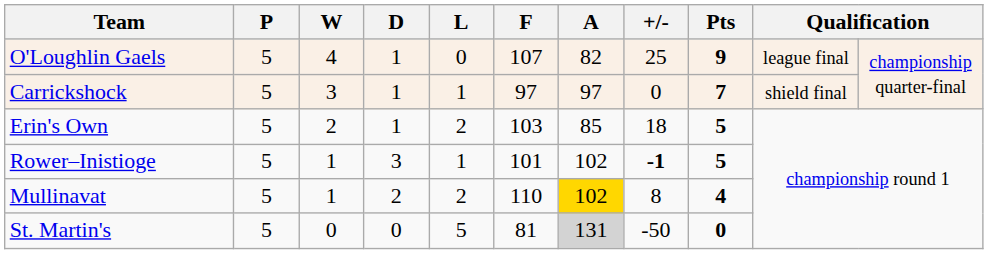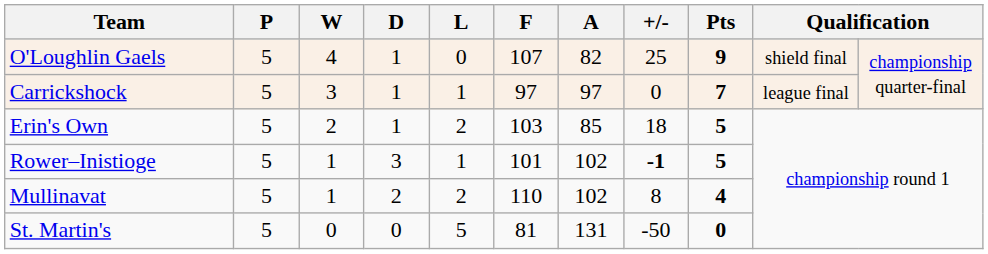(806, 58) league final -> (806, 58) shield final
(806, 92) shield final -> (806, 92) league final
(591, 195) gold background -> (591, 195) no background
(591, 230) lightgrey background -> (591, 230) no background
